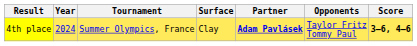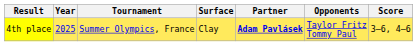(65, 29) 2024 -> (65, 29) 2025
(391, 29) bold -> (391, 29) normal
